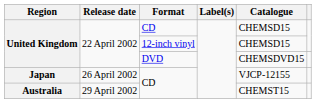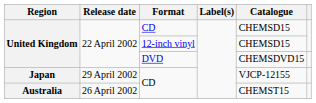(110, 75) 26 April 2002 -> (110, 75) 29 April 2002
(110, 91) 29 April 2002 -> (110, 91) 26 April 2002
